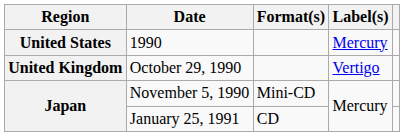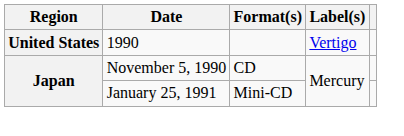(360, 42) Mercury -> (333, 42) Vertigo
- row: (186, 67)
(286, 93) Mini-CD -> (245, 67) CD
(268, 118) CD -> (263, 93) Mini-CD
